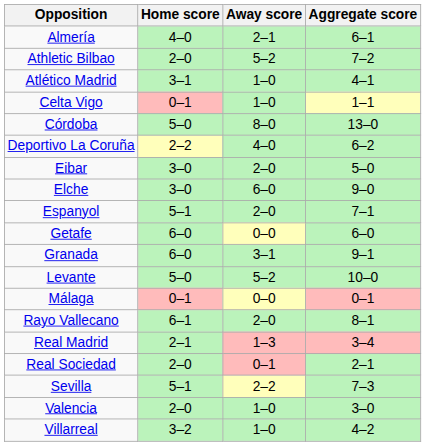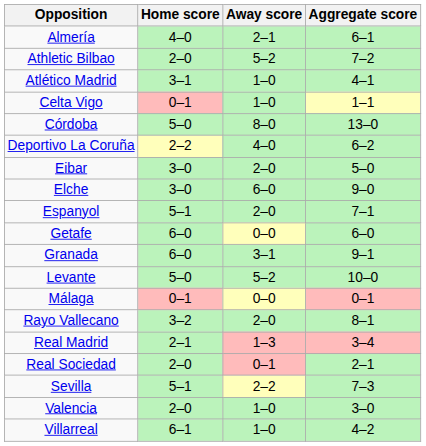(180, 320) 6–1 -> (180, 320) 3–2
(180, 430) 3–2 -> (180, 430) 6–1
